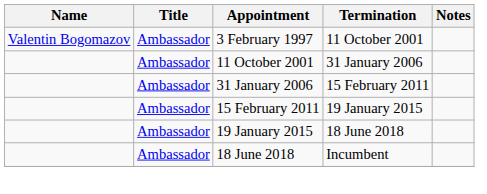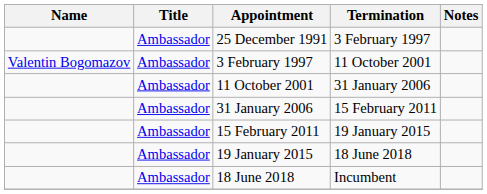+ row: (272, 39)
